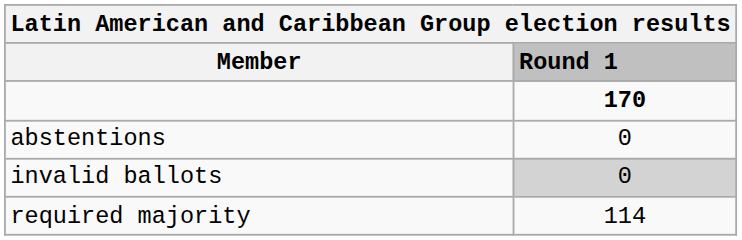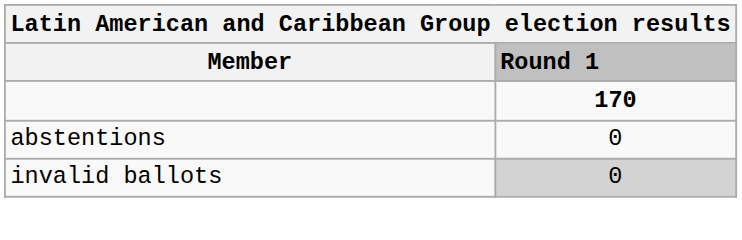- row: (131, 216)
